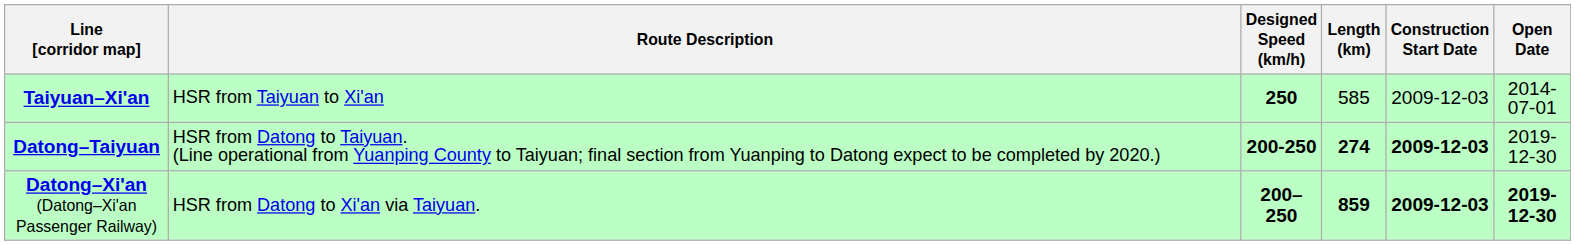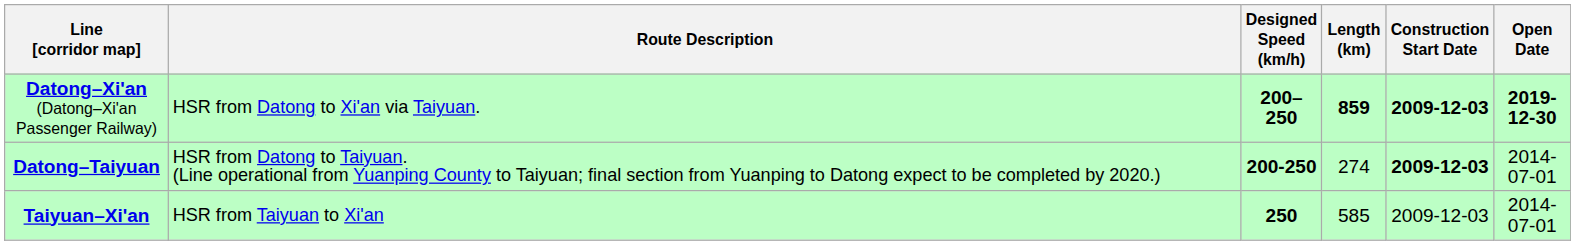rows swapped: (87, 205) <-> (87, 98)
(1354, 146) bold -> (1354, 166) normal
(1532, 146) 2019-12-30 -> (1532, 166) 2014-07-01
